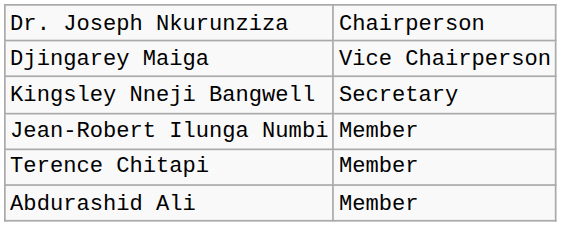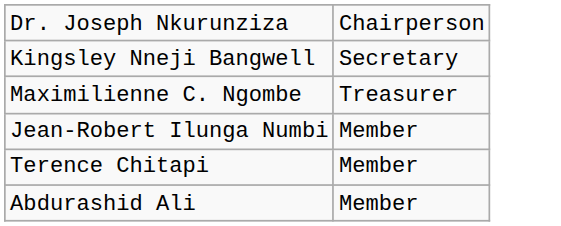- row: (110, 59)
+ row: (156, 95)
